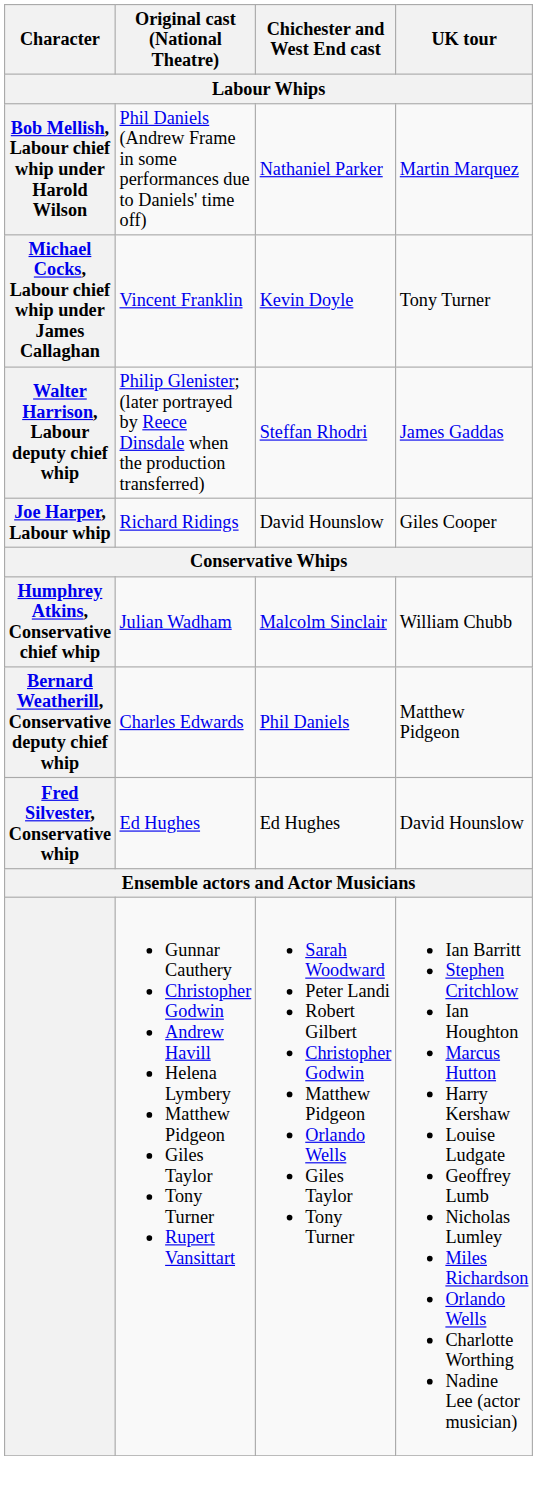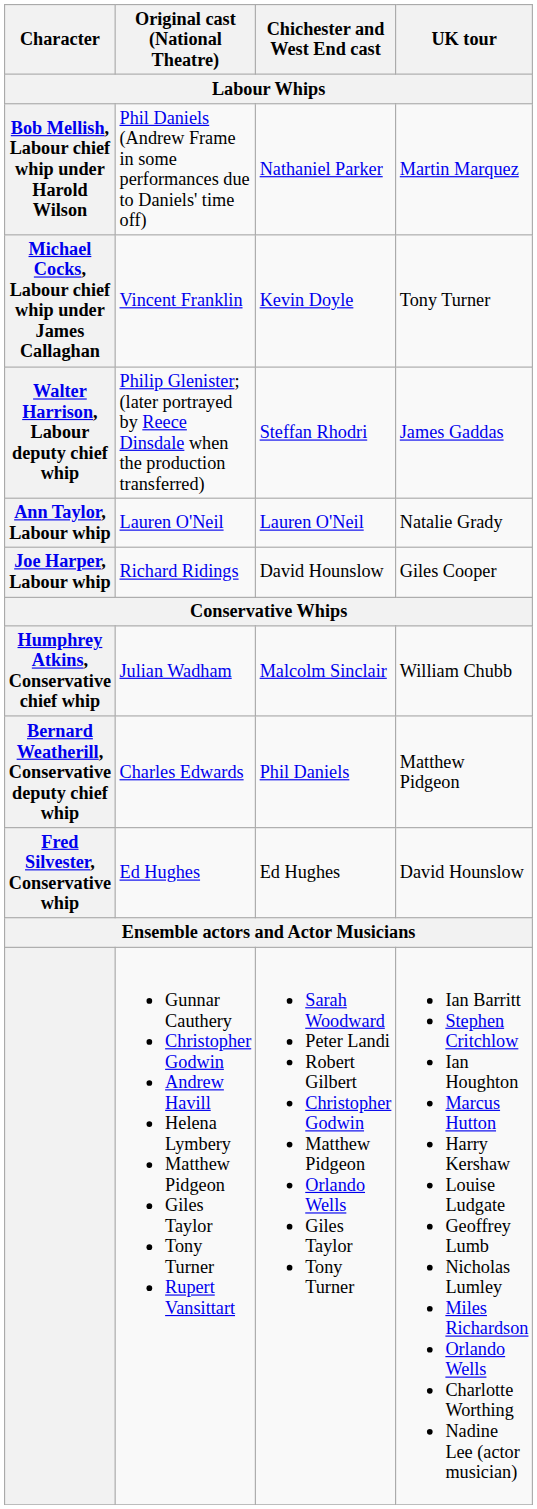+ row: (60, 522)
